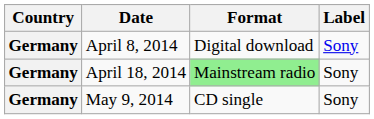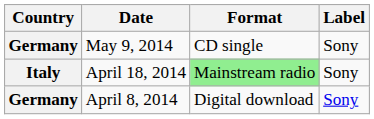rows swapped: (132, 45) <-> (129, 99)
(43, 72) Germany -> (43, 72) Italy
